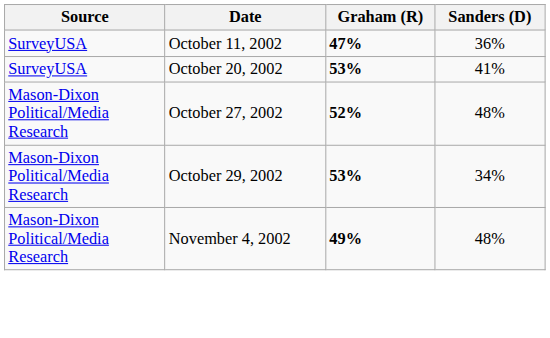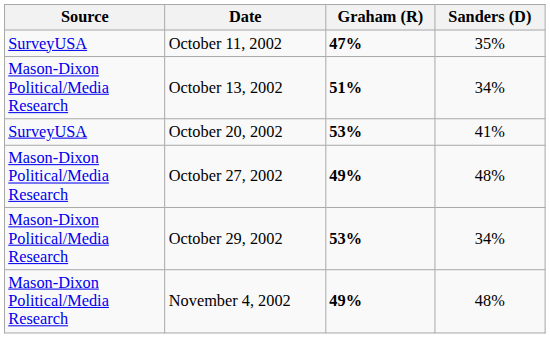(490, 43) 36% -> (490, 43) 35%
+ row: (226, 87)
(346, 113) 52% -> (346, 176) 49%
